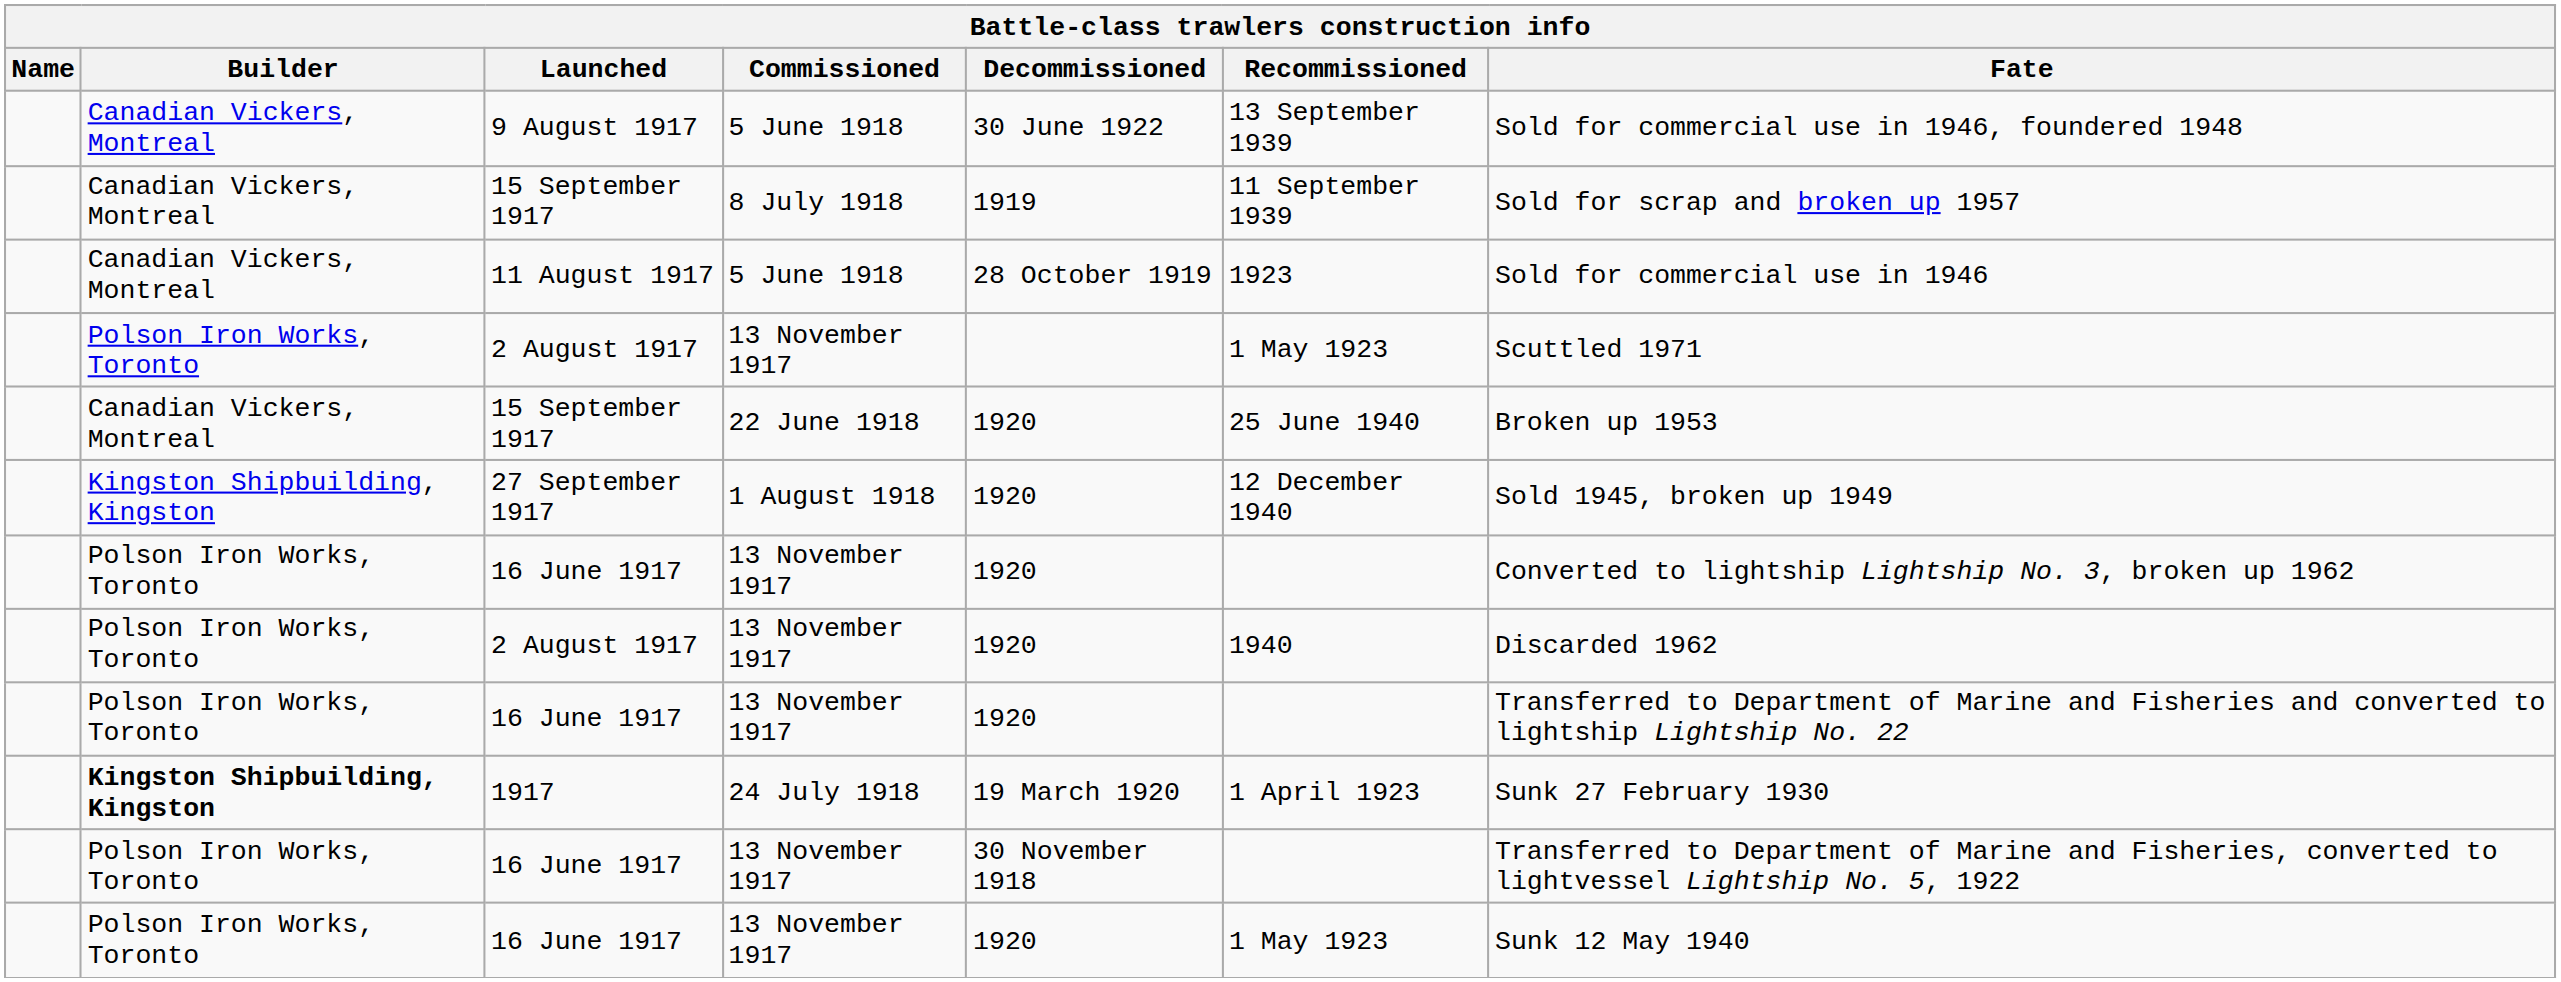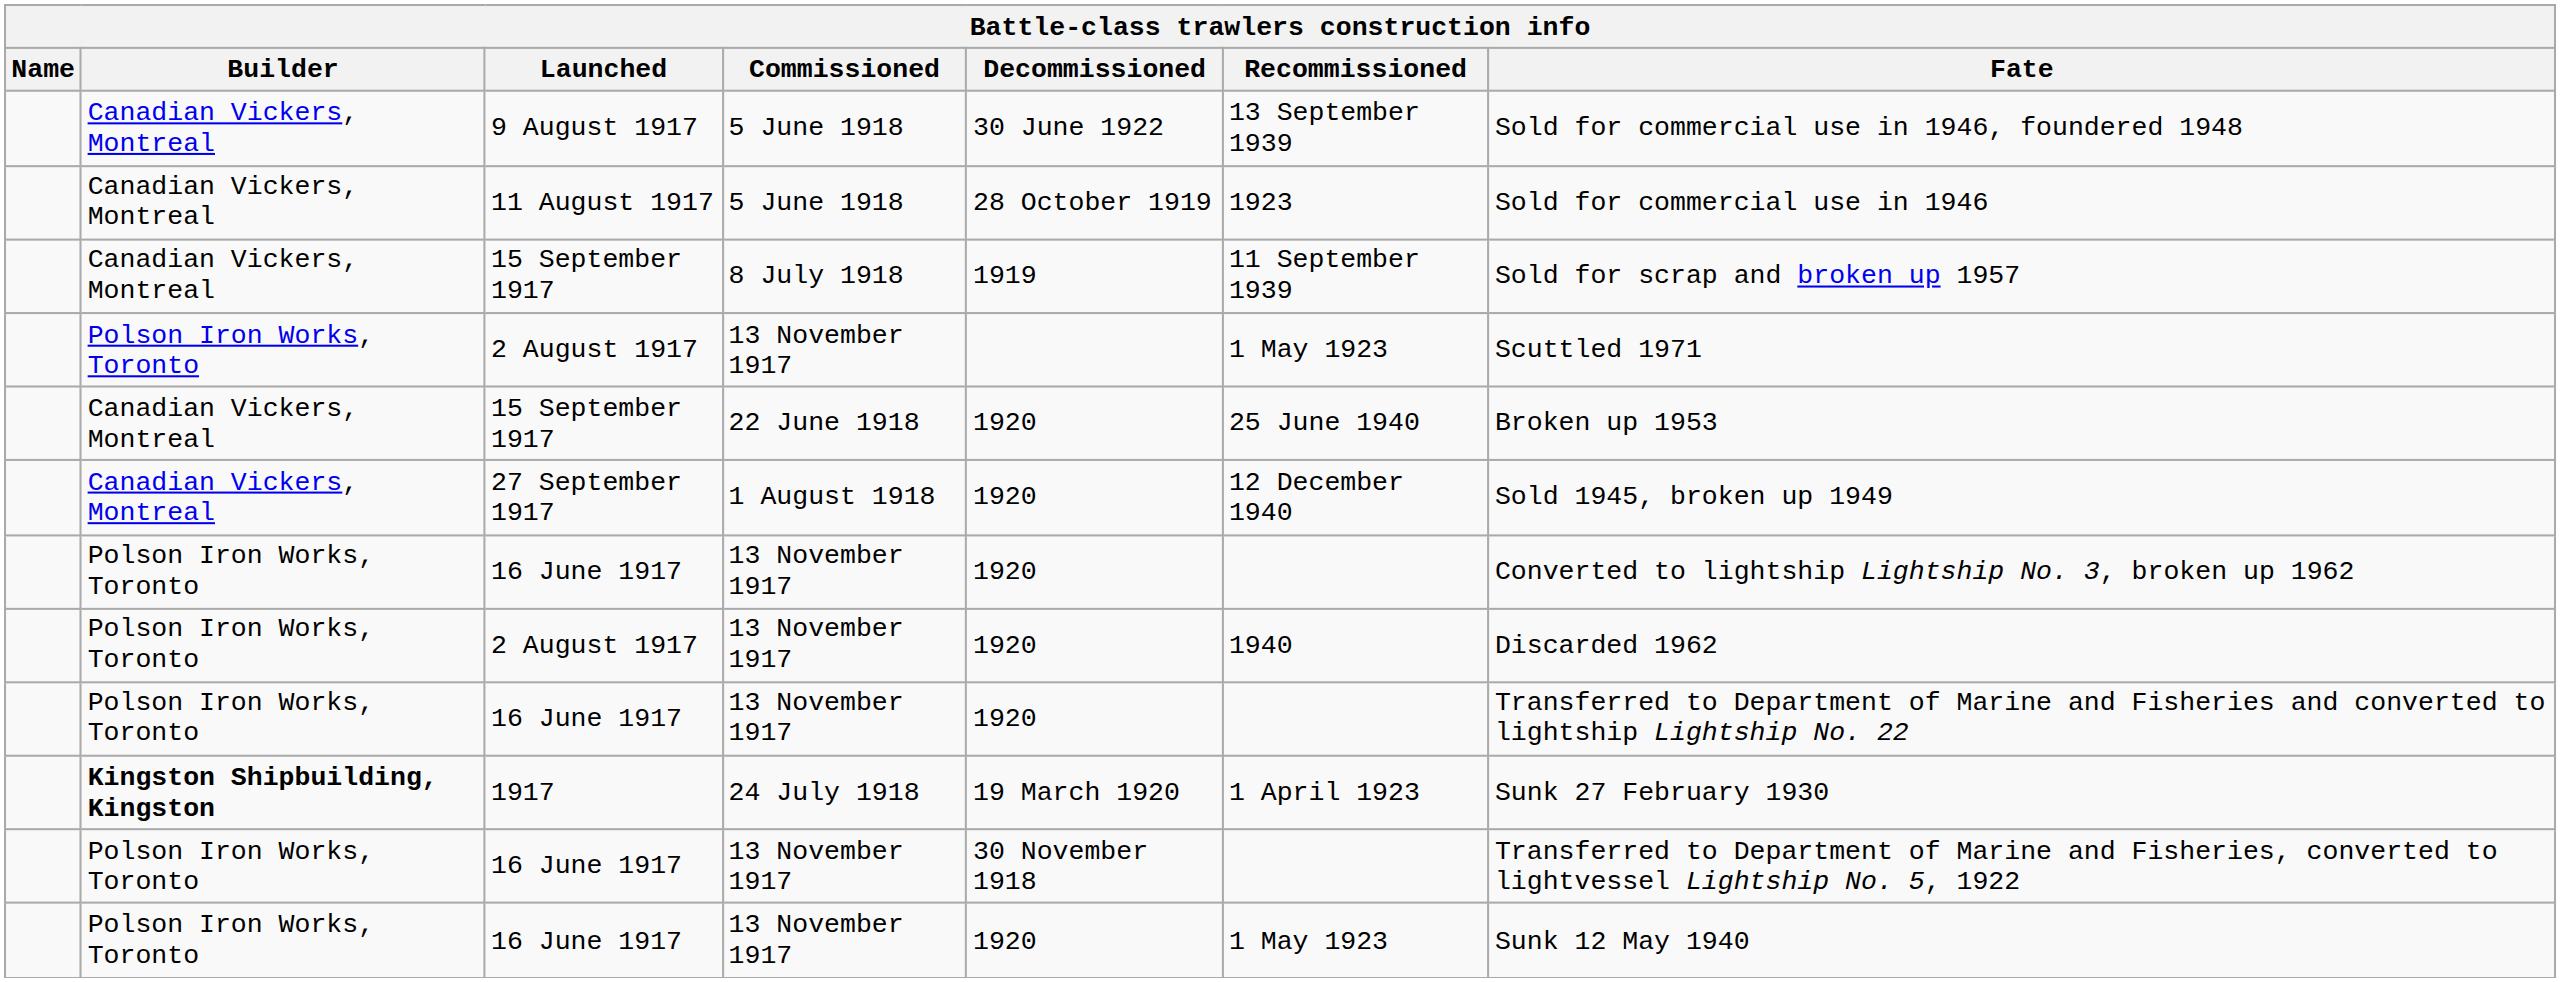rows swapped: (602, 276) <-> (587, 202)
(263, 497) Kingston Shipbuilding, Kingston -> (223, 497) Canadian Vickers, Montreal
